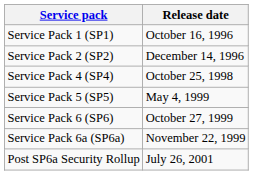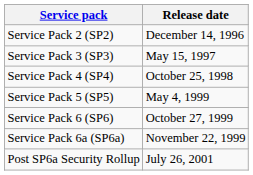- row: (60, 35)
+ row: (60, 55)
